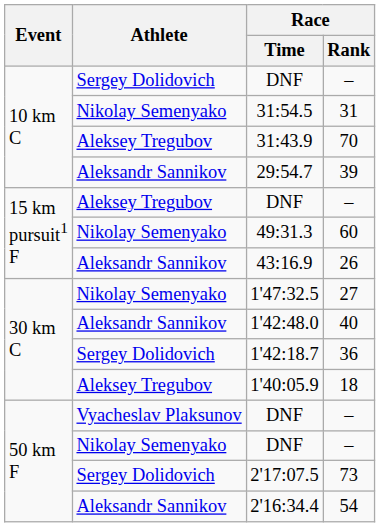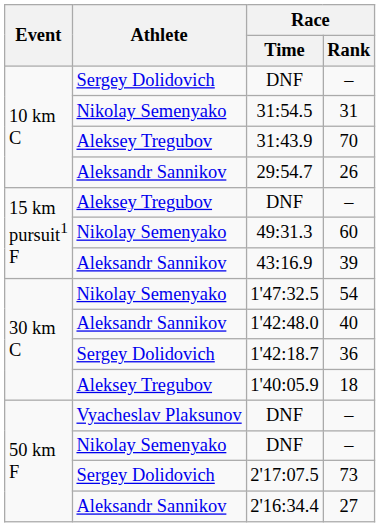(349, 172) 39 -> (349, 172) 26
(349, 263) 26 -> (349, 263) 39
(349, 293) 27 -> (349, 293) 54
(349, 506) 54 -> (349, 506) 27
